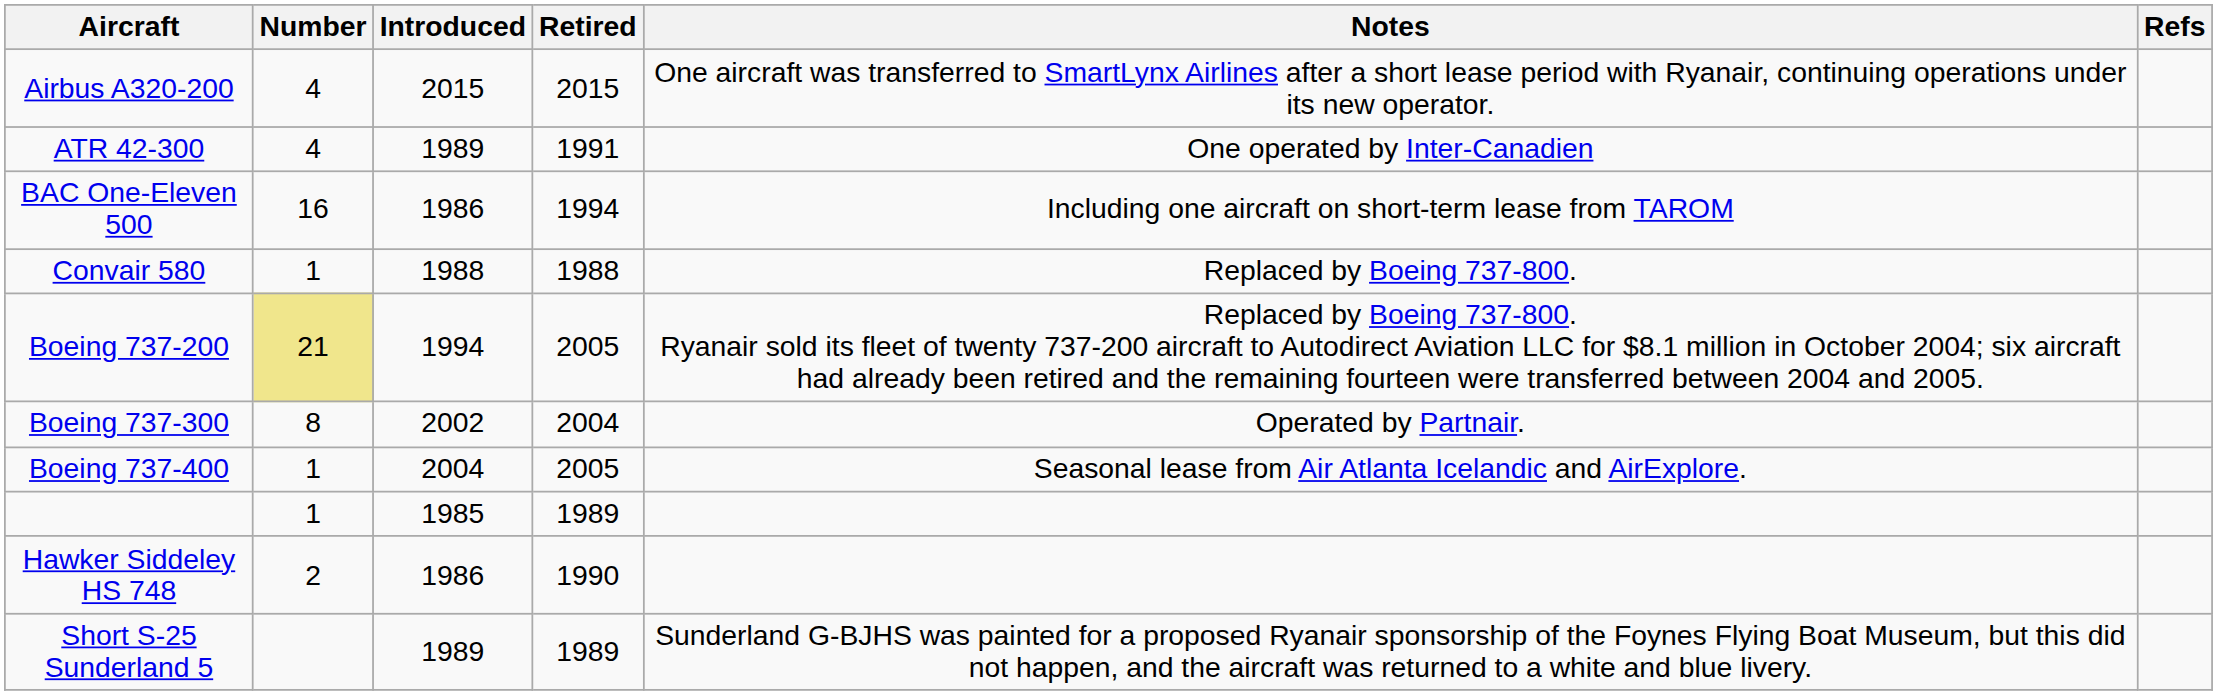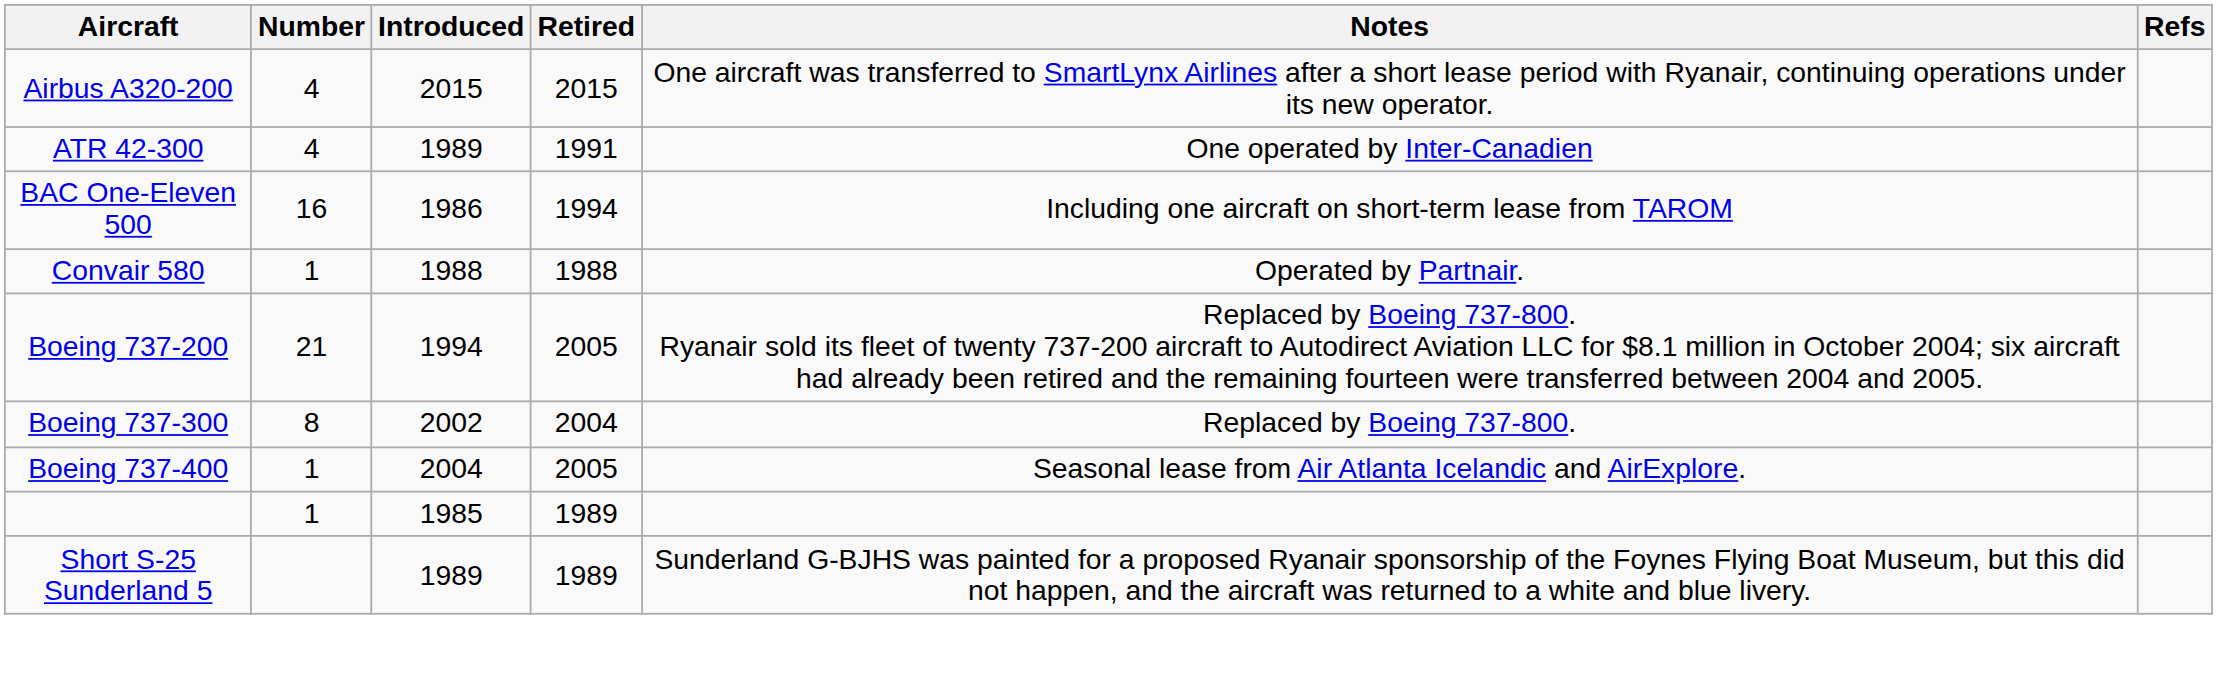(1390, 270) Replaced by Boeing 737-800. -> (1390, 270) Operated by Partnair.
(313, 347) khaki background -> (312, 347) no background
(1390, 423) Operated by Partnair. -> (1390, 423) Replaced by Boeing 737-800.
- row: (129, 574)
